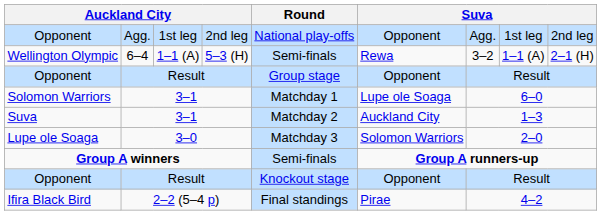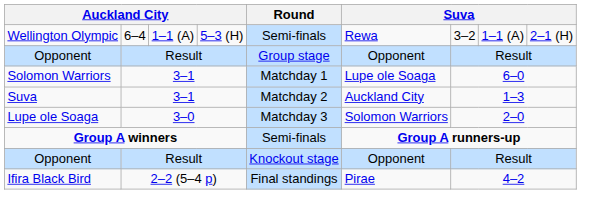- row: (63, 35)
